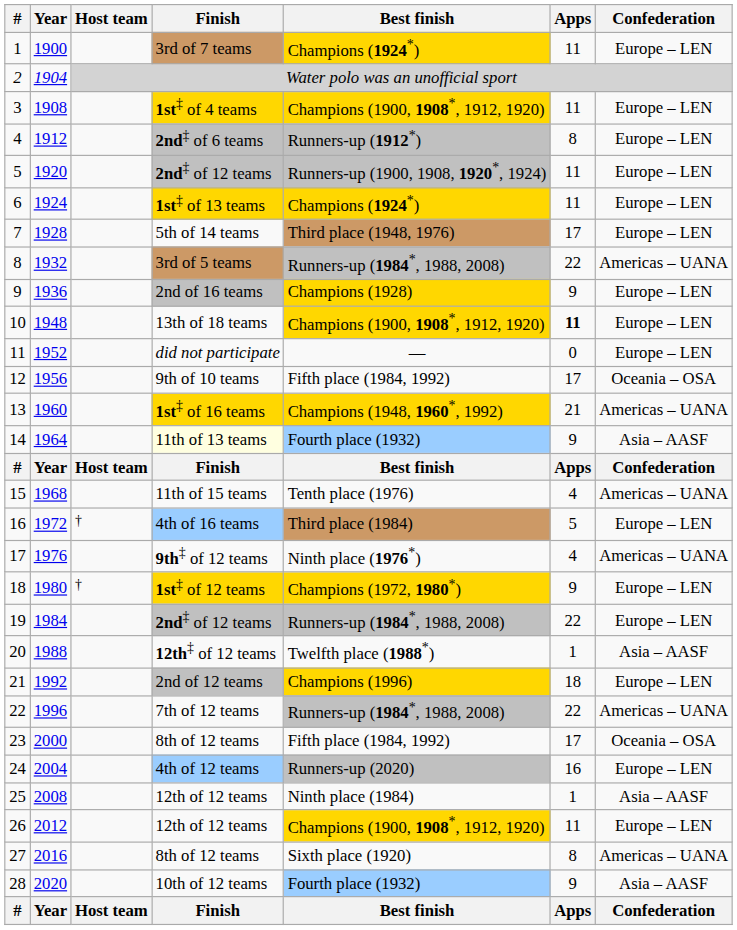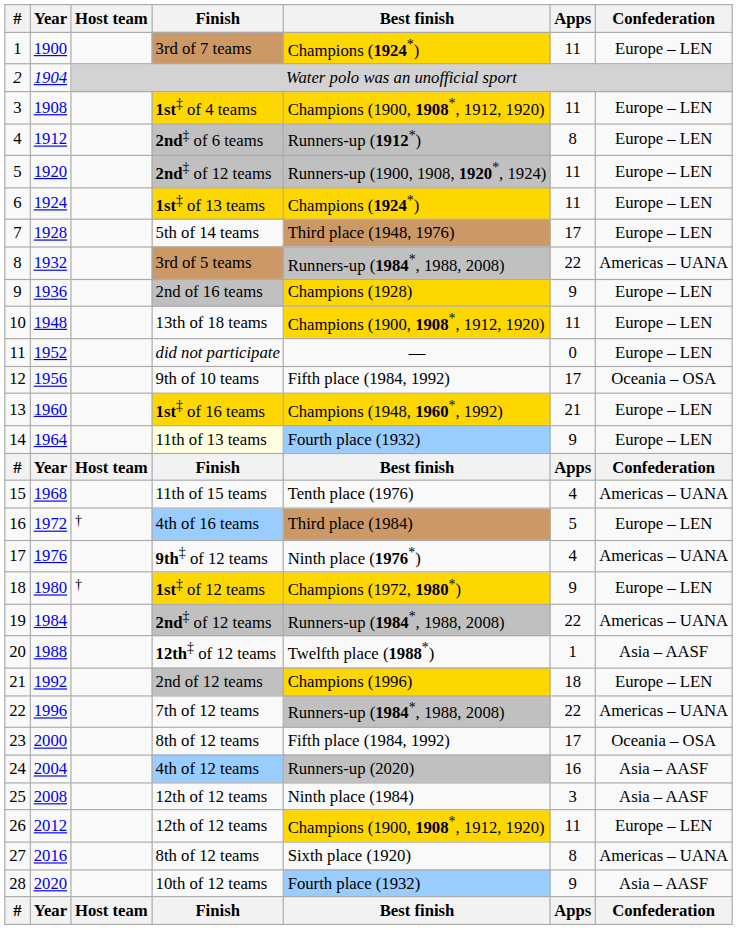(573, 322) bold -> (573, 322) normal
(664, 409) Americas – UANA -> (664, 409) Europe – LEN
(664, 439) Asia – AASF -> (664, 439) Europe – LEN
(664, 620) Europe – LEN -> (664, 620) Americas – UANA
(664, 769) Europe – LEN -> (664, 769) Asia – AASF
(573, 796) 1 -> (573, 796) 3
